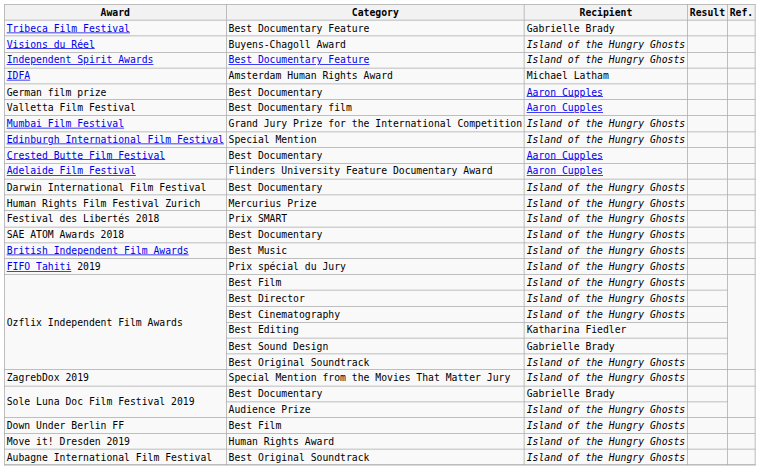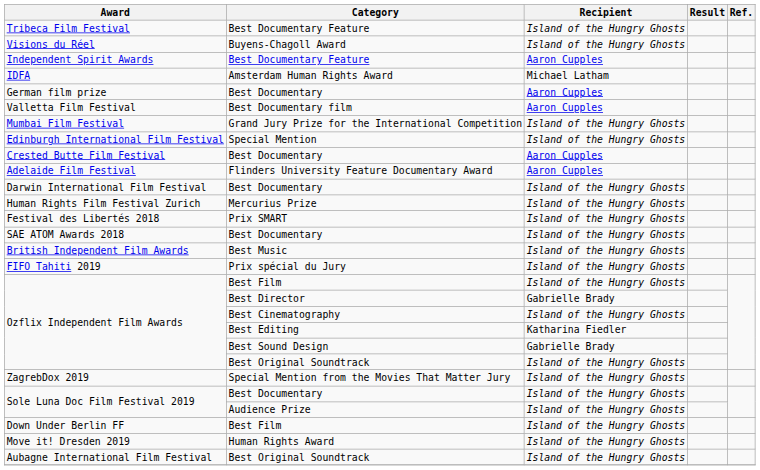(571, 28) Gabrielle Brady -> (606, 28) Island of the Hungry Ghosts
(606, 60) Island of the Hungry Ghosts -> (565, 60) Aaron Cupples
(606, 298) Island of the Hungry Ghosts -> (571, 298) Gabrielle Brady
(571, 394) Gabrielle Brady -> (606, 394) Island of the Hungry Ghosts
